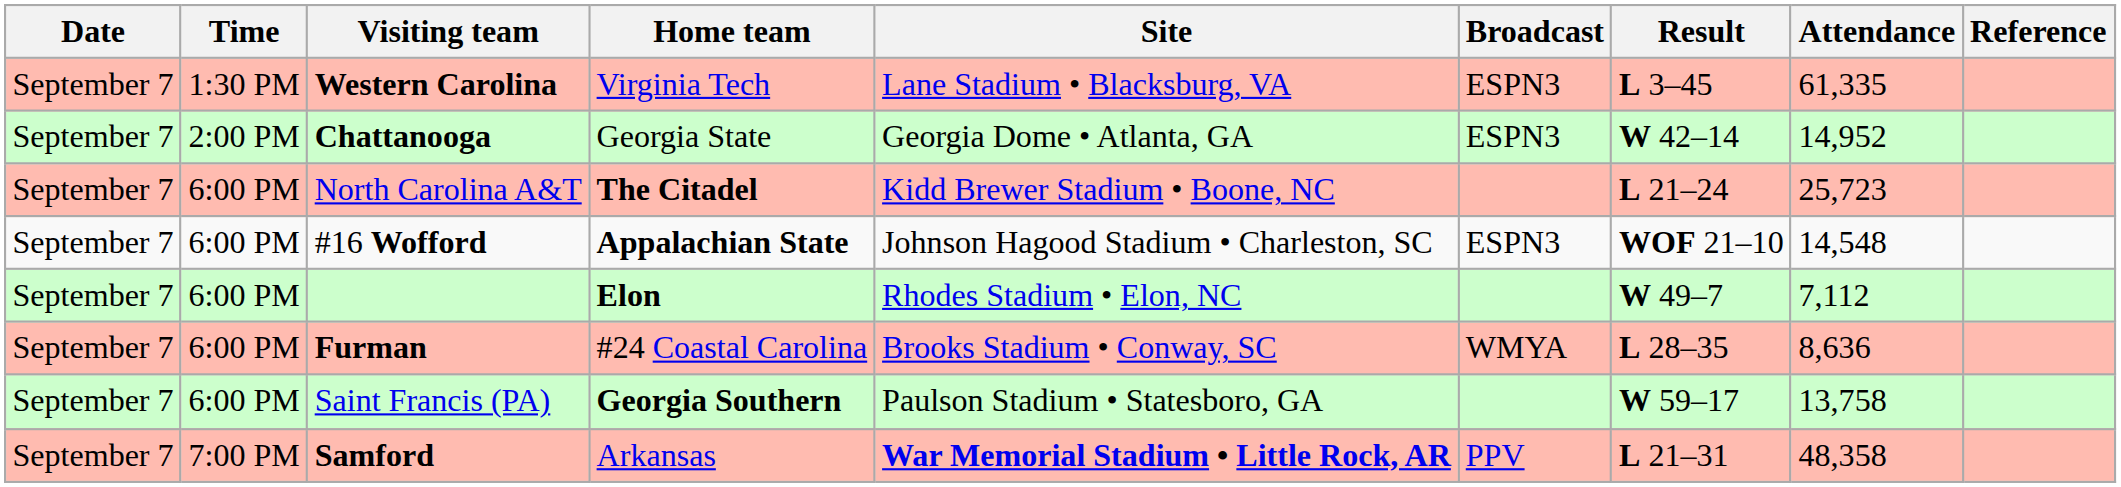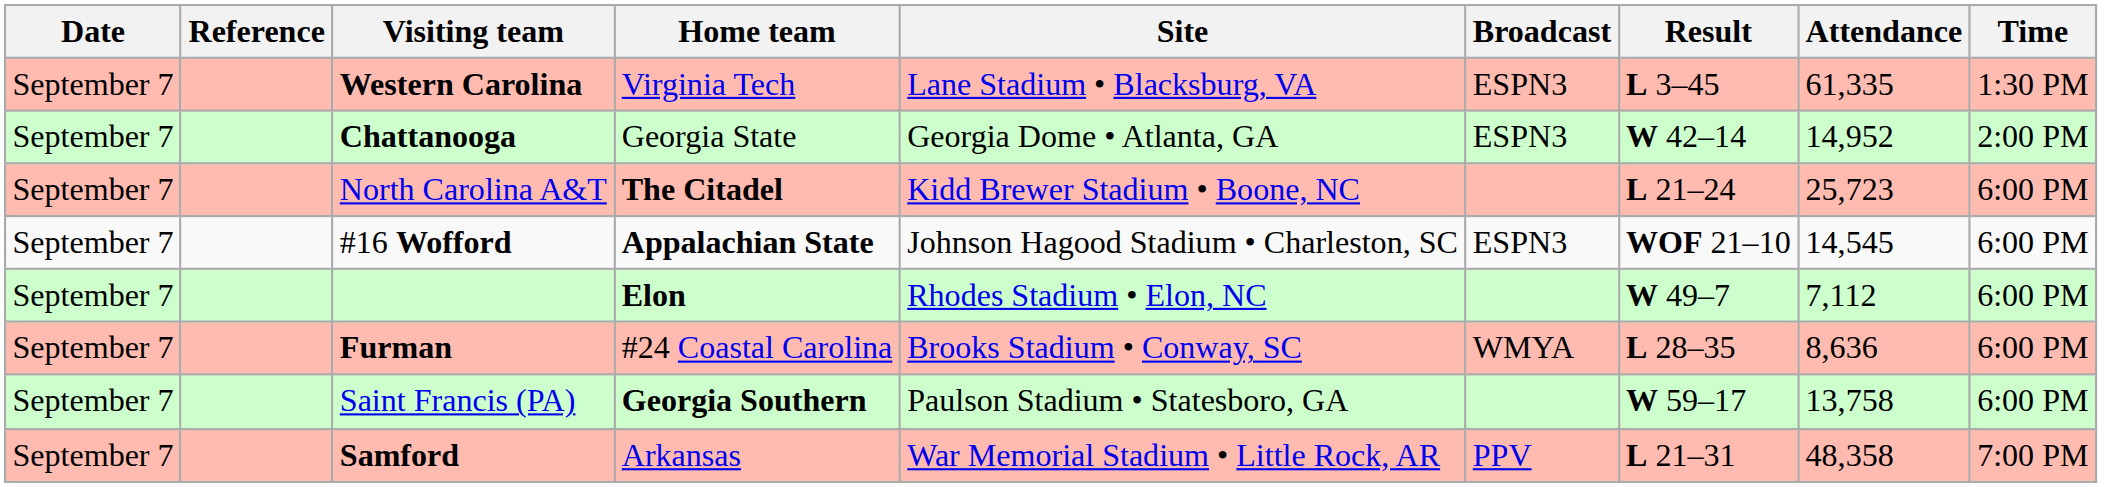columns swapped: (244, 31) <-> (2038, 31)
(1843, 242) 14,548 -> (1850, 242) 14,545
(1166, 454) bold -> (1174, 454) normal
